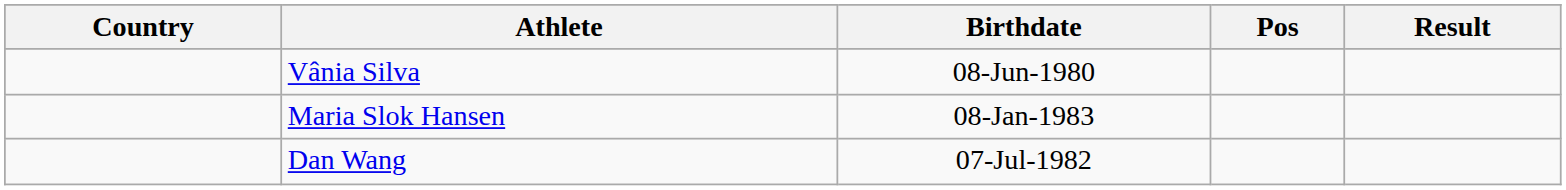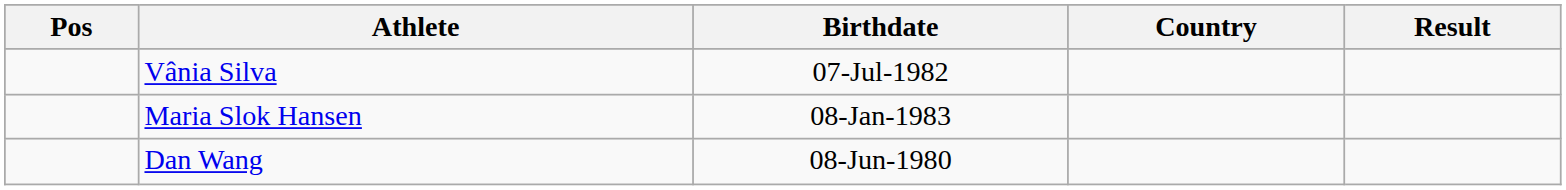columns swapped: (1278, 26) <-> (143, 26)
(1024, 71) 08-Jun-1980 -> (881, 71) 07-Jul-1982
(1024, 160) 07-Jul-1982 -> (881, 160) 08-Jun-1980
